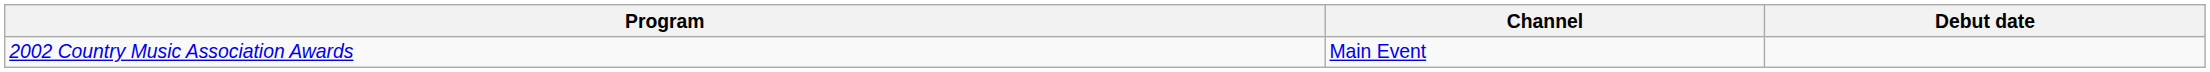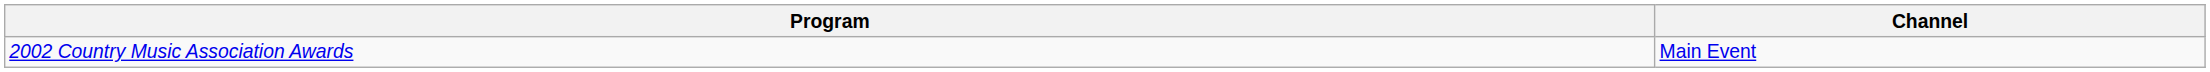- column: (1985, 20)
